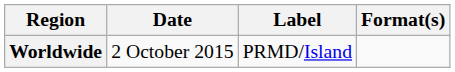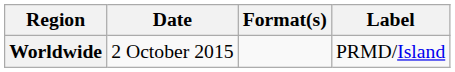columns swapped: (403, 20) <-> (297, 20)
